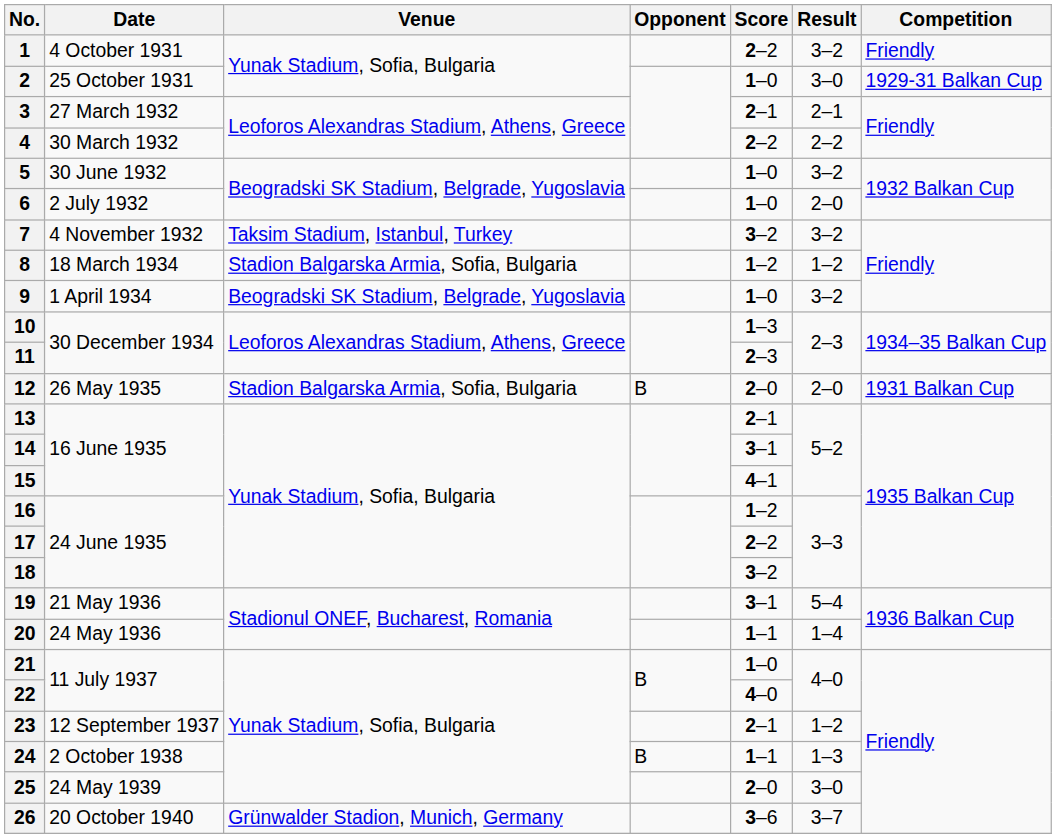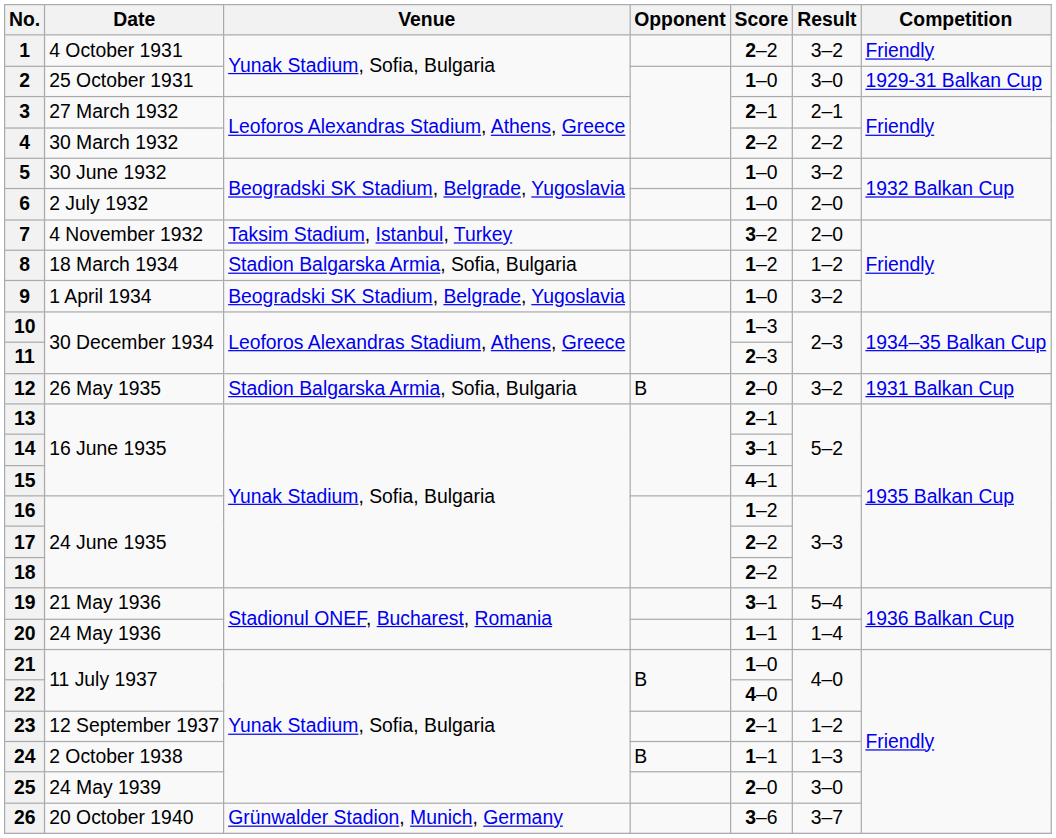(827, 234) 3–2 -> (827, 234) 2–0
(827, 388) 2–0 -> (827, 388) 3–2
(761, 572) 3–2 -> (761, 572) 2–2
